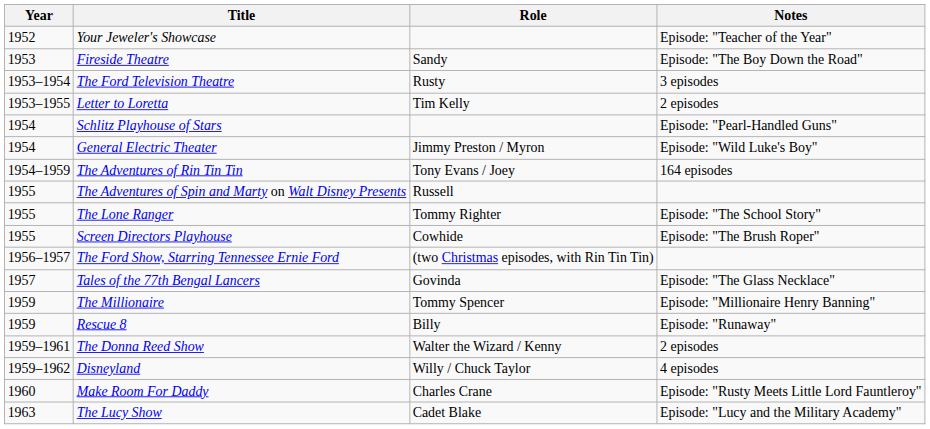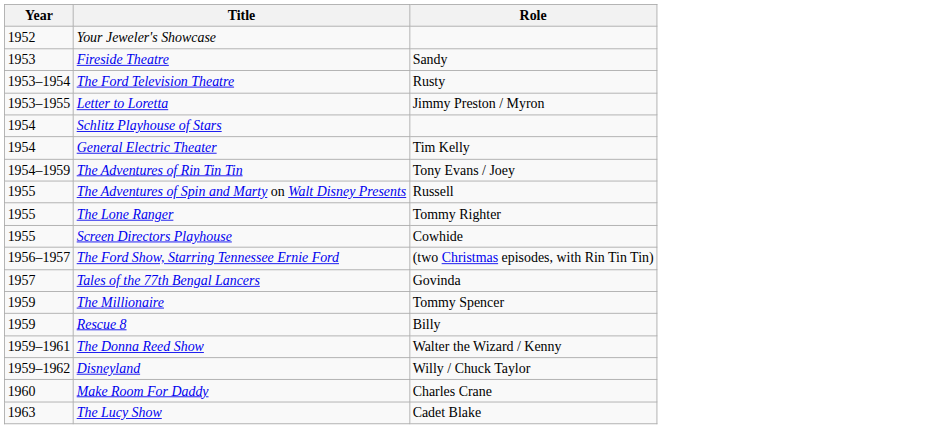- column: (791, 15)
(441, 103) Tim Kelly -> (479, 103) Jimmy Preston / Myron
(479, 147) Jimmy Preston / Myron -> (441, 147) Tim Kelly
